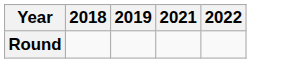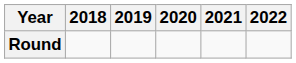+ column: (178, 17)
